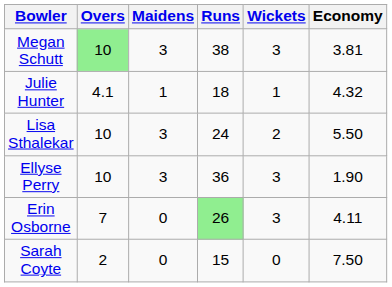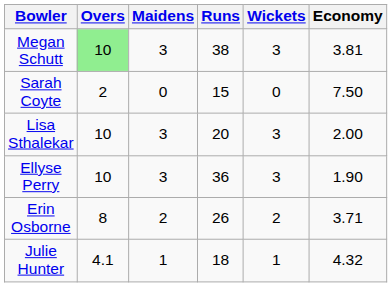rows swapped: (41, 92) <-> (41, 260)
(221, 134) 24 -> (221, 134) 20
(276, 134) 2 -> (276, 134) 3
(348, 134) 5.50 -> (348, 134) 2.00
(103, 218) 7 -> (103, 218) 8
(163, 218) 0 -> (163, 218) 2
(221, 218) lightgreen background -> (221, 218) no background
(276, 218) 3 -> (276, 218) 2
(348, 218) 4.11 -> (348, 218) 3.71
